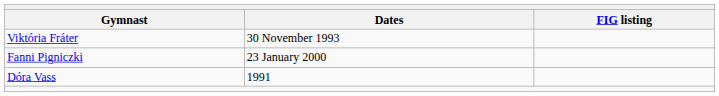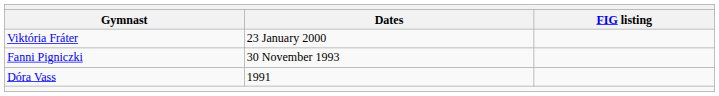(293, 38) 30 November 1993 -> (286, 38) 23 January 2000
(286, 57) 23 January 2000 -> (293, 57) 30 November 1993
